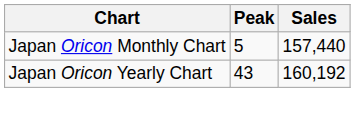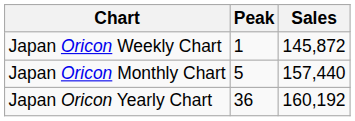+ row: (115, 45)
(243, 73) 43 -> (243, 101) 36
